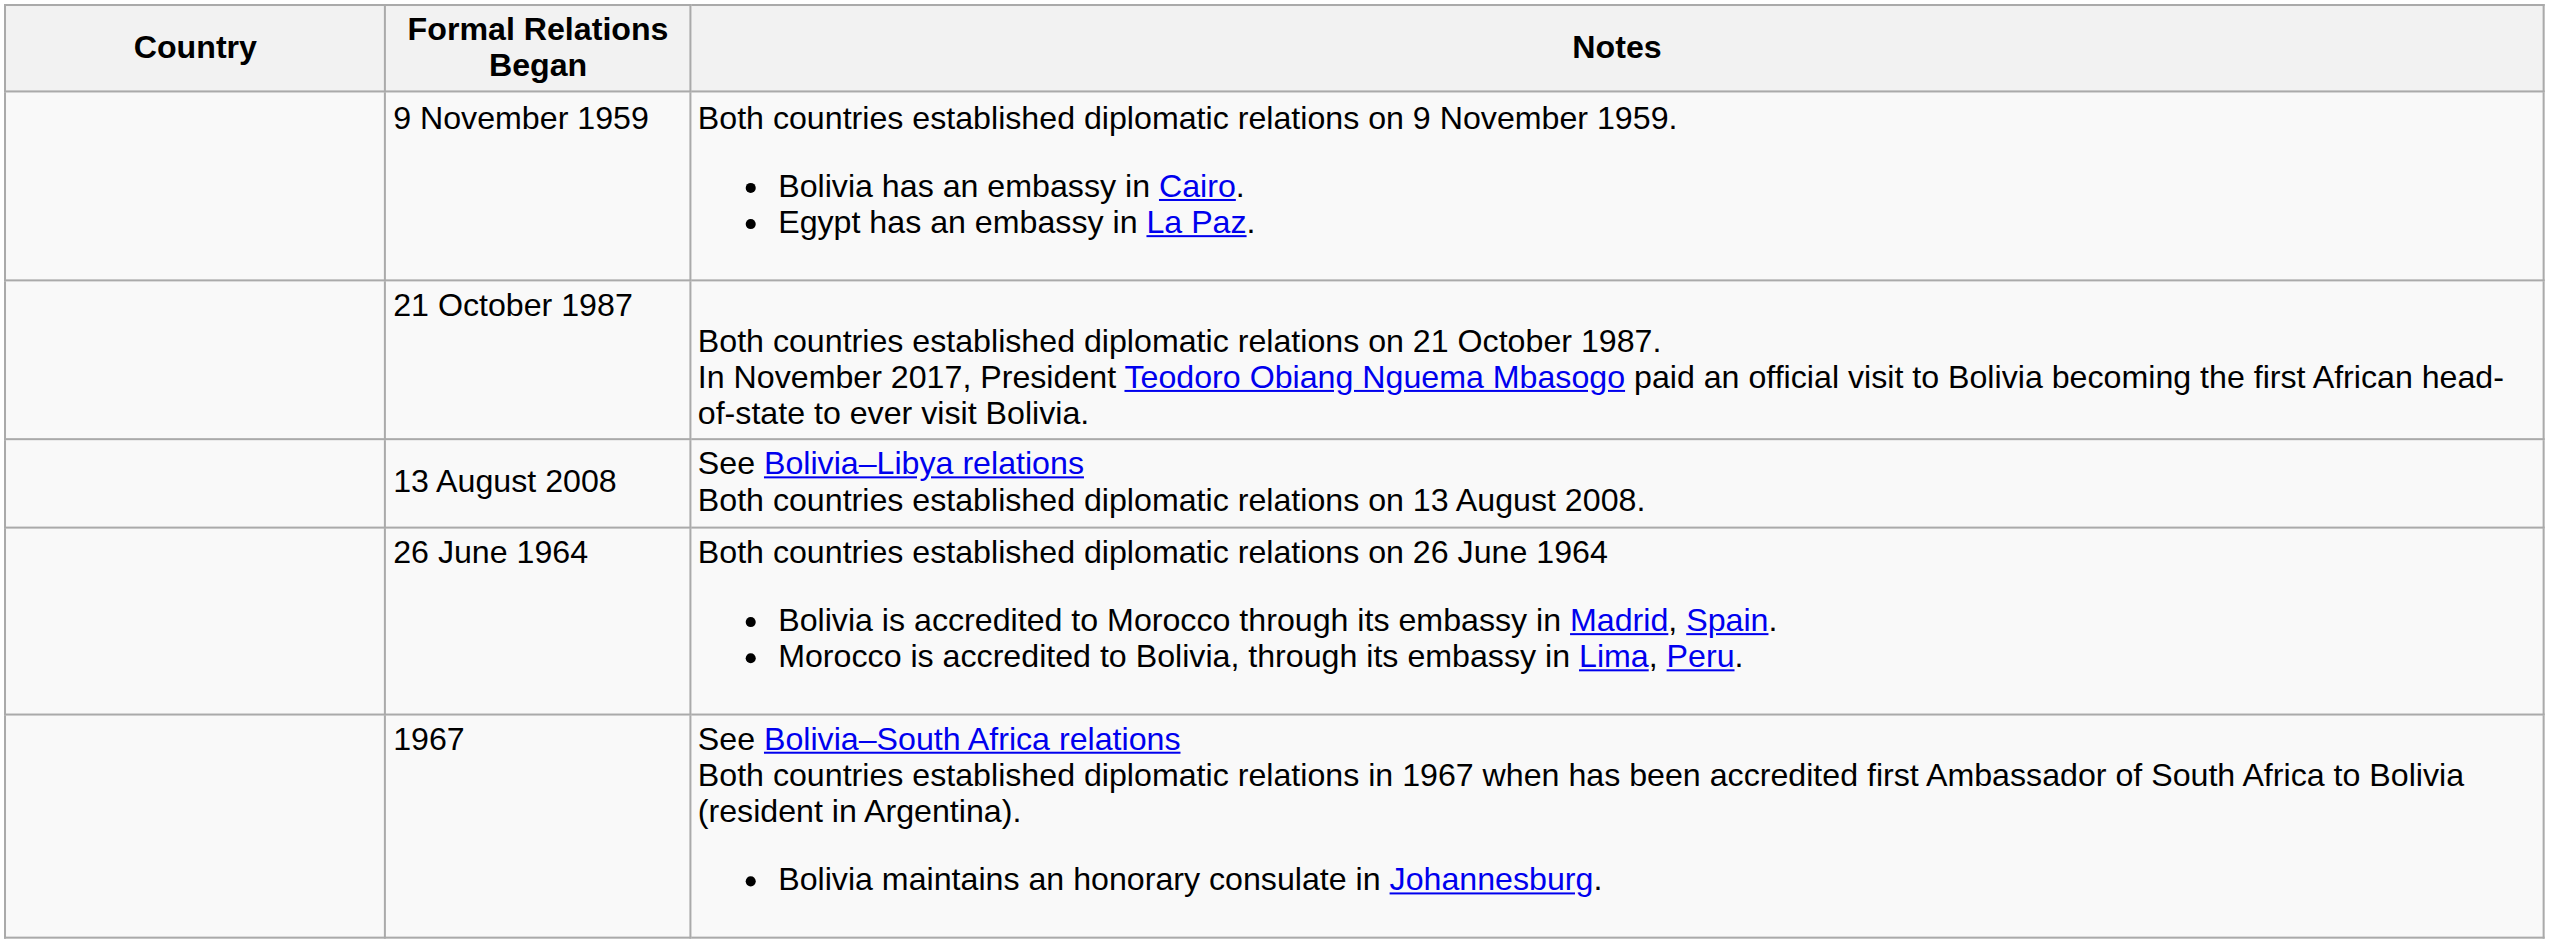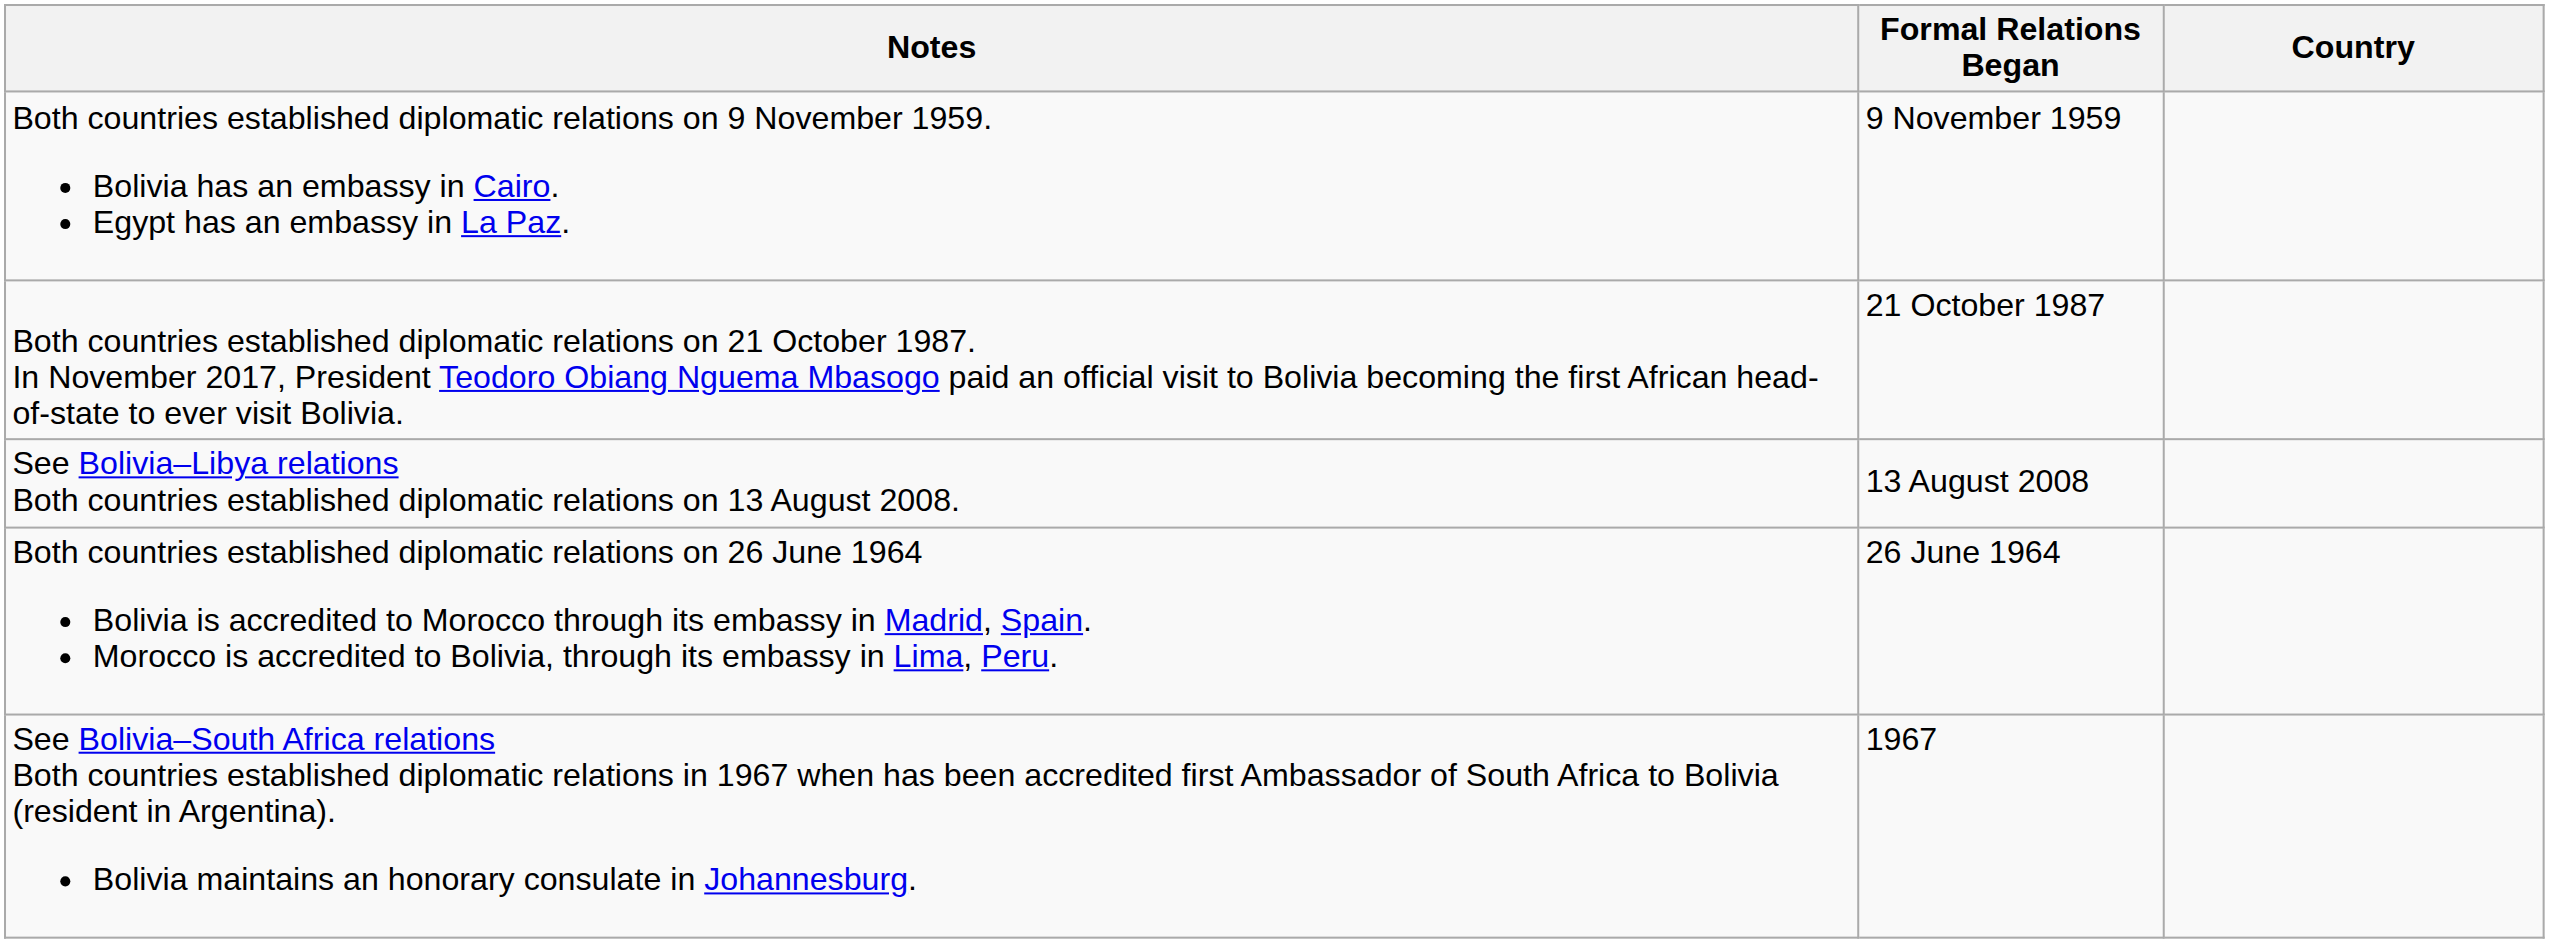columns swapped: (195, 48) <-> (1617, 48)
